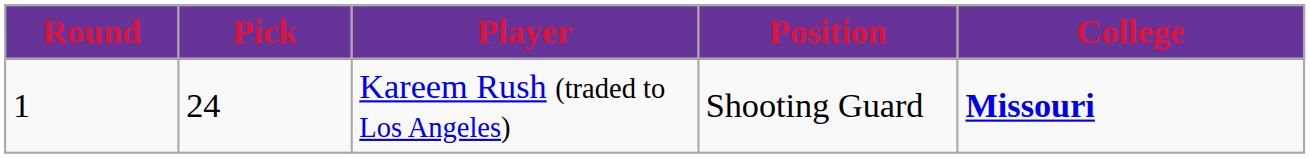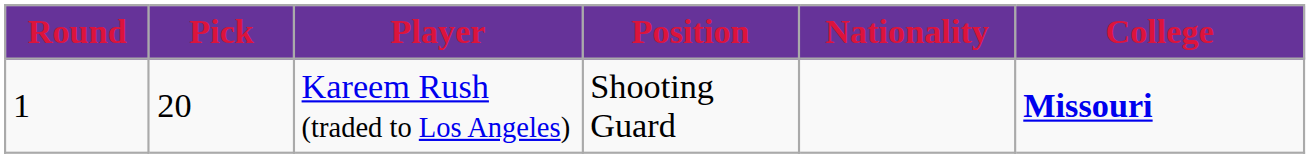+ column: (907, 31)
(203, 105) 24 -> (174, 105) 20
